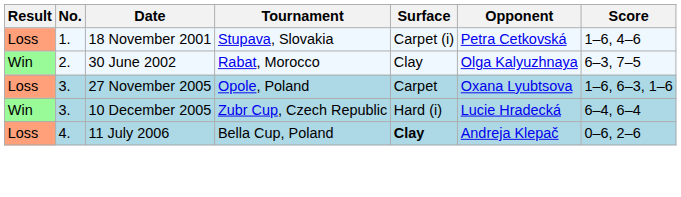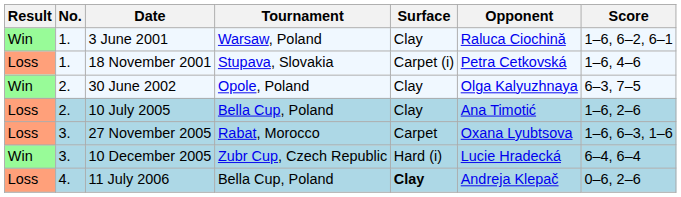+ row: (128, 39)
(269, 62) Rabat, Morocco -> (264, 86) Opole, Poland
+ row: (129, 109)
(264, 86) Opole, Poland -> (269, 132) Rabat, Morocco
